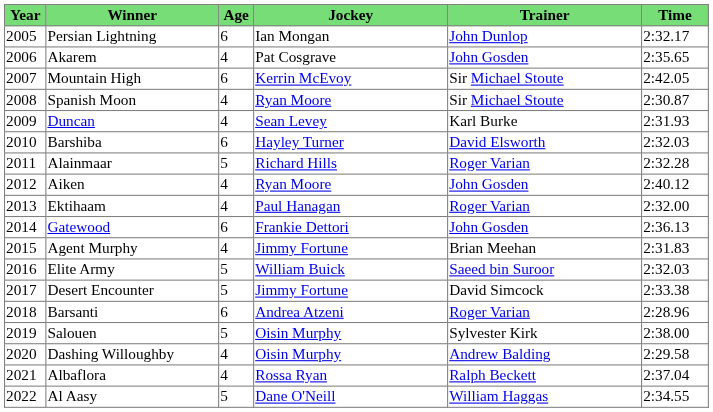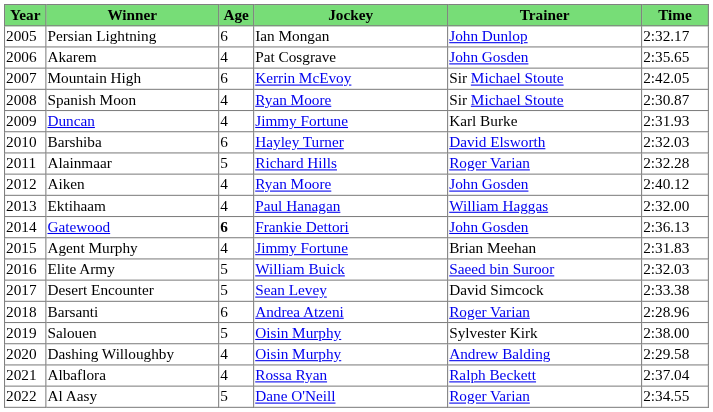(291, 121) Sean Levey -> (302, 121) Jimmy Fortune
(490, 205) Roger Varian -> (499, 205) William Haggas
(224, 227) normal -> (224, 227) bold
(302, 290) Jimmy Fortune -> (291, 290) Sean Levey
(499, 396) William Haggas -> (490, 396) Roger Varian
